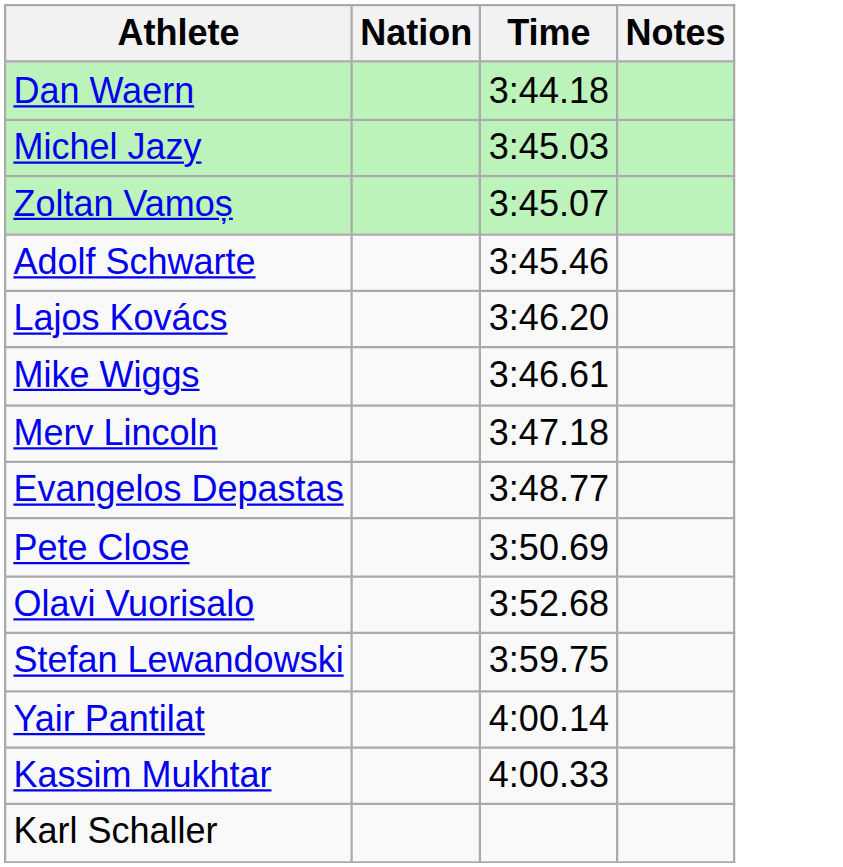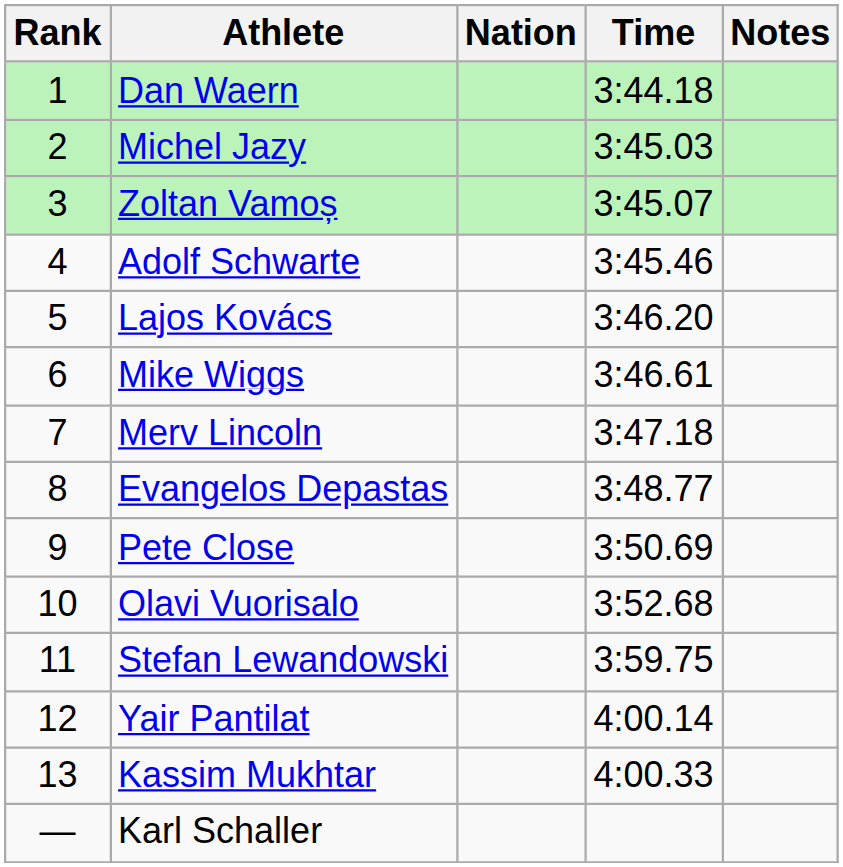+ column: (57, 33)
